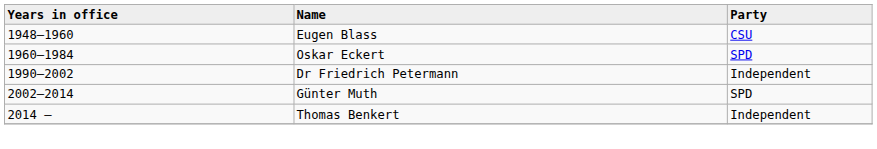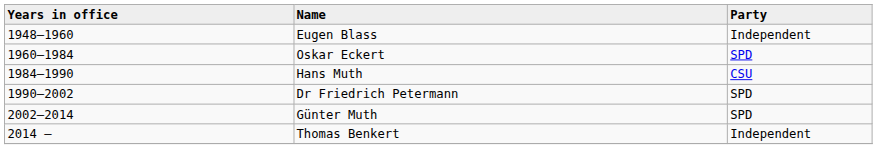(741, 34) CSU -> (771, 34) Independent
+ row: (330, 74)
(771, 74) Independent -> (741, 94) SPD
